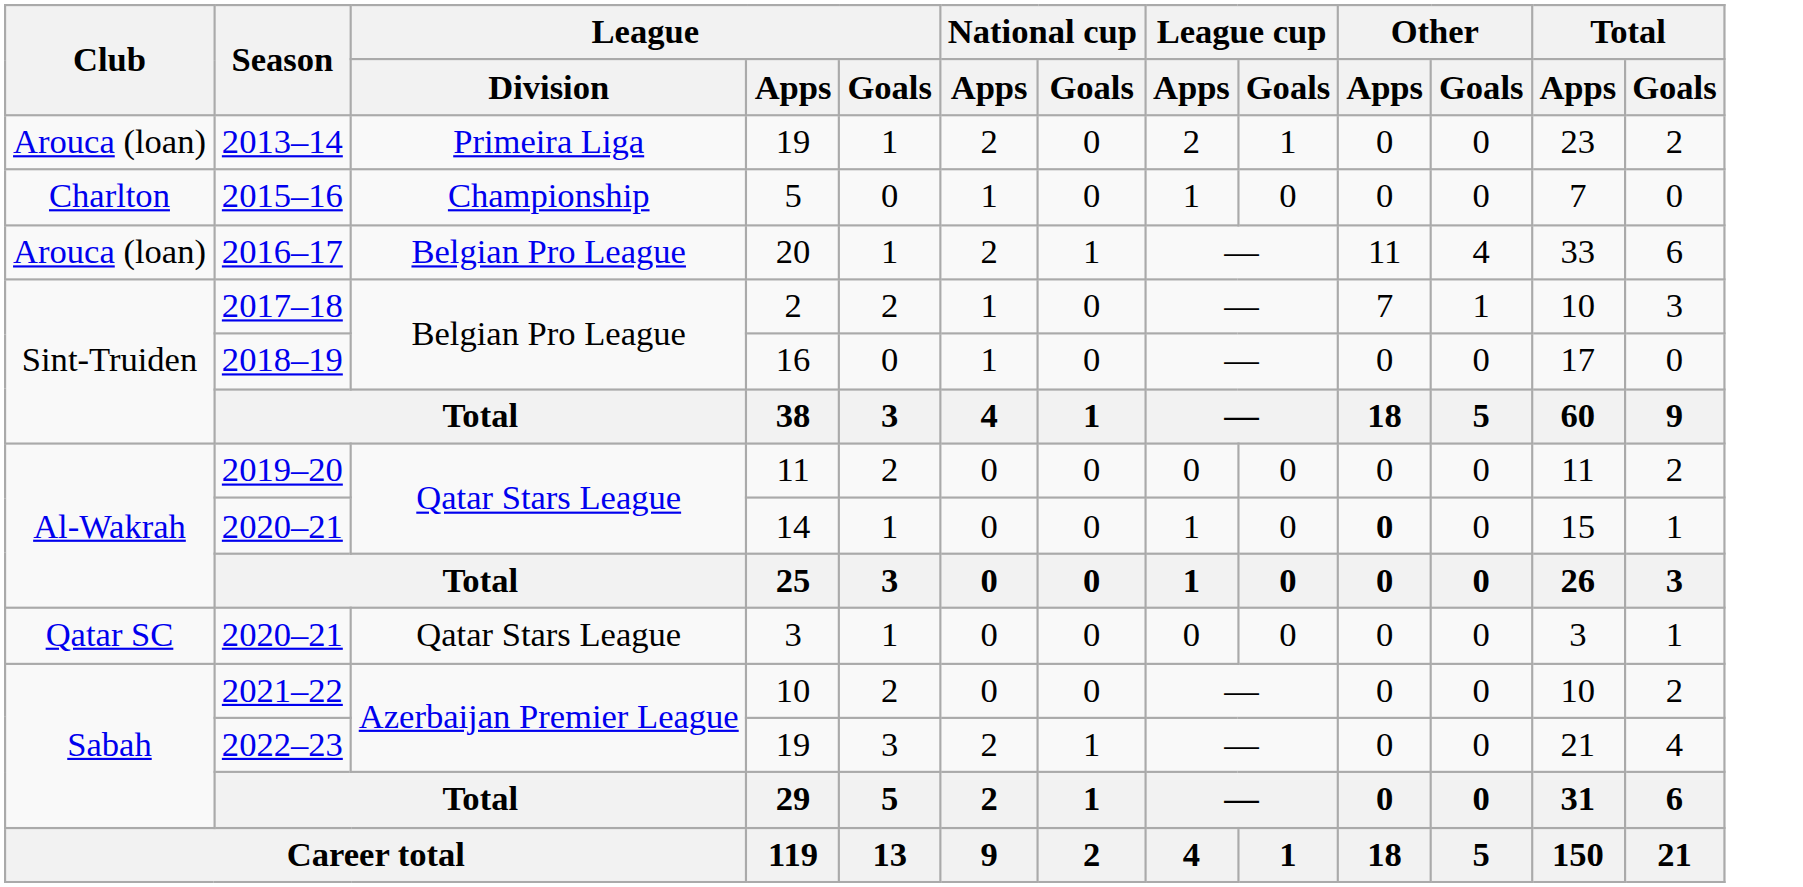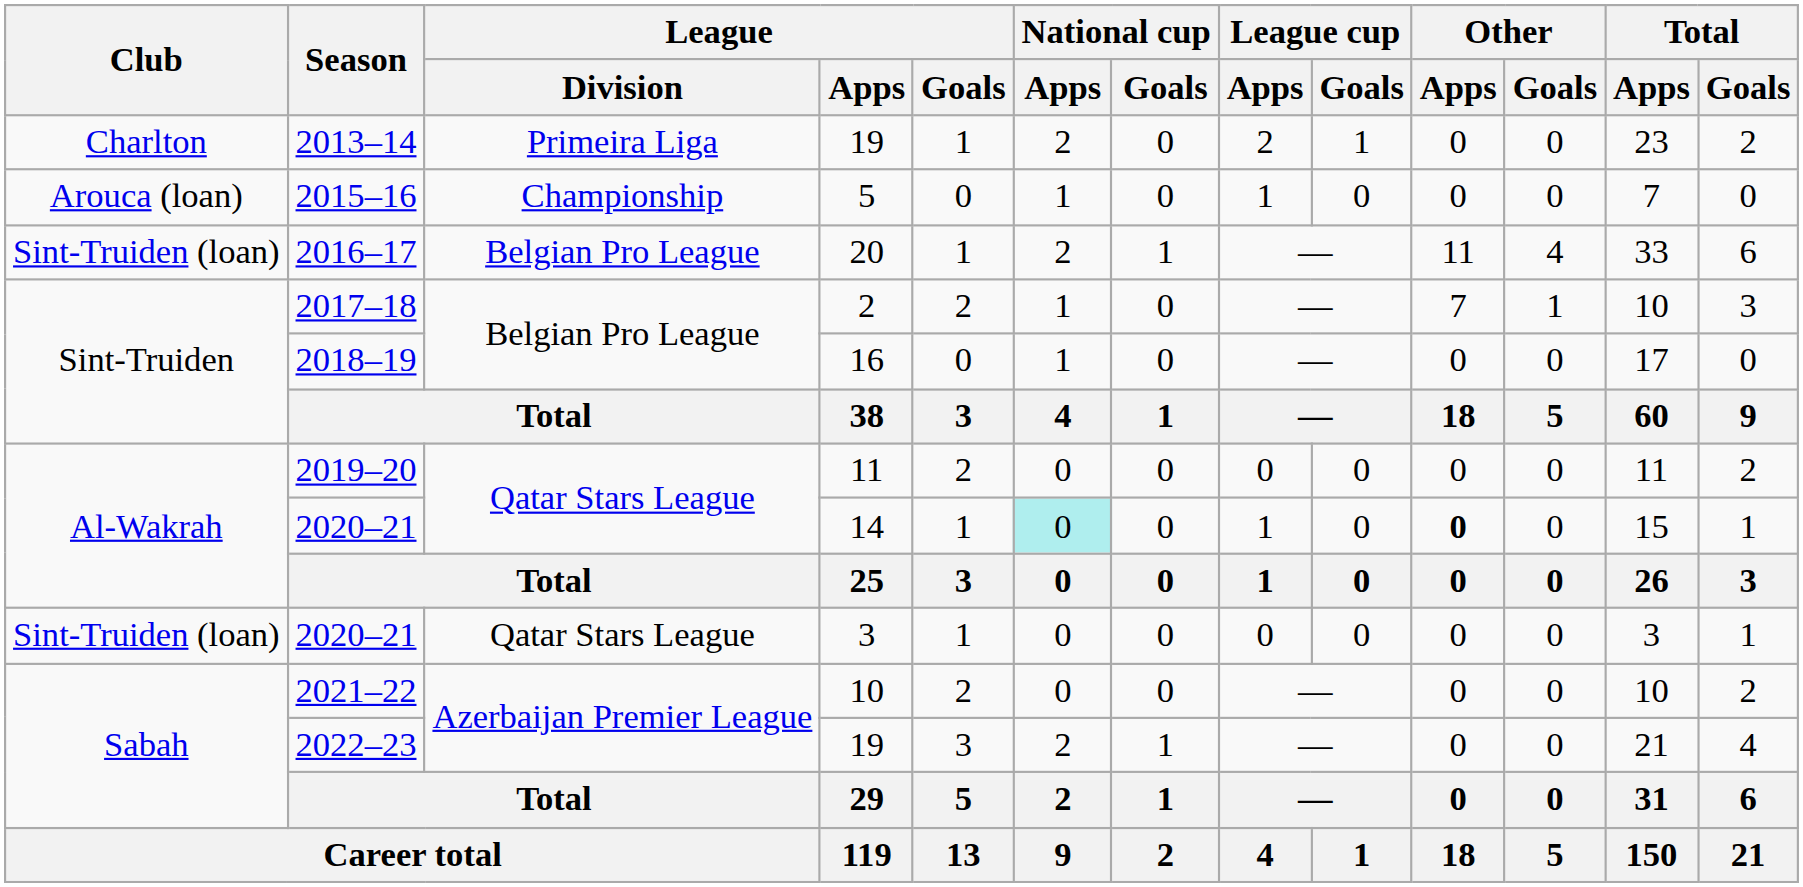(109, 141) Arouca (loan) -> (146, 141) Charlton
(109, 196) Charlton -> (146, 196) Arouca (loan)
(109, 251) Arouca (loan) -> (146, 251) Sint-Truiden (loan)
(989, 525) no background -> (1063, 525) paleturquoise background
(109, 634) Qatar SC -> (146, 634) Sint-Truiden (loan)
